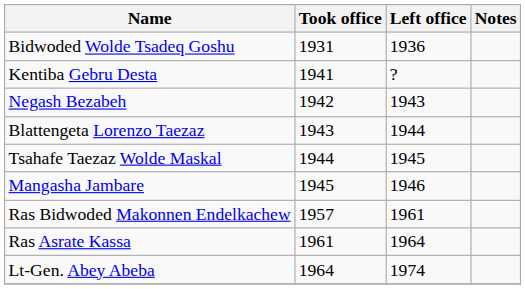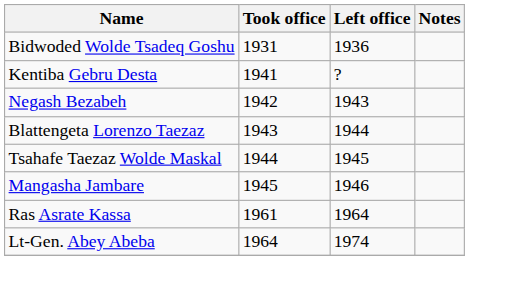- row: (150, 213)
